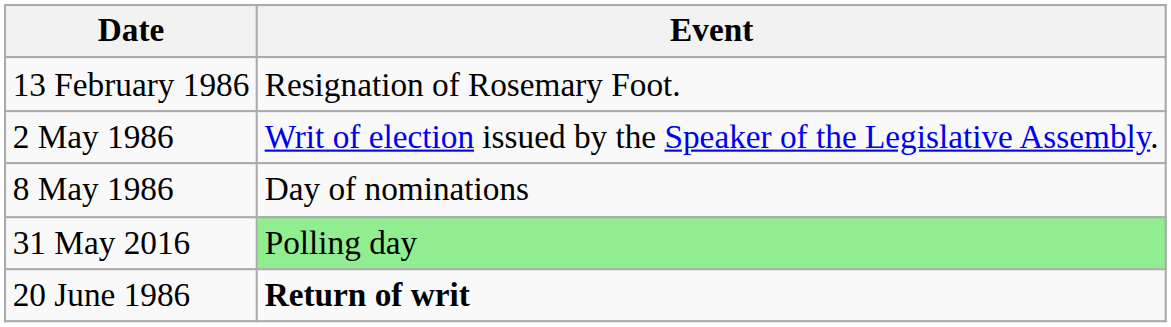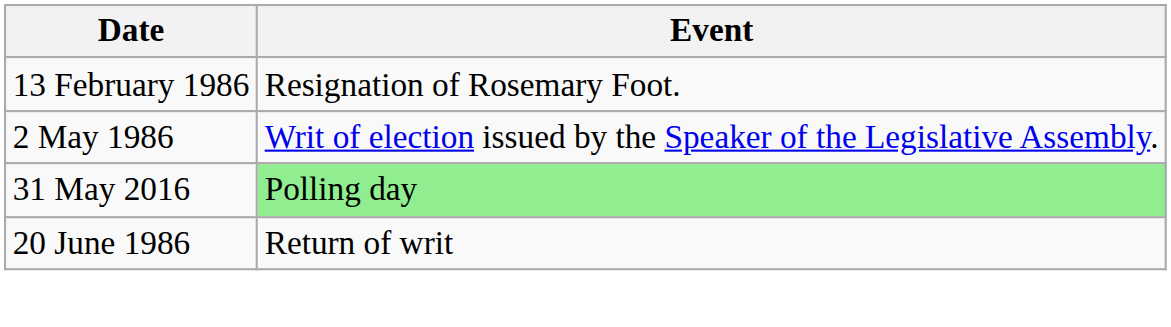- row: (93, 189)
(367, 294) bold -> (359, 242) normal
